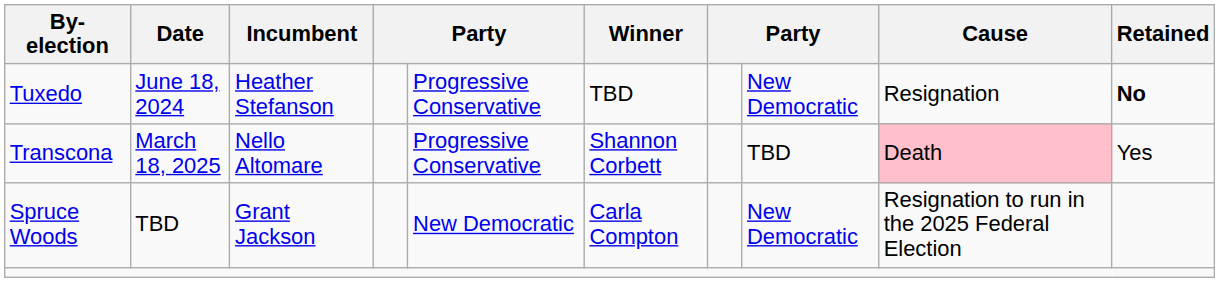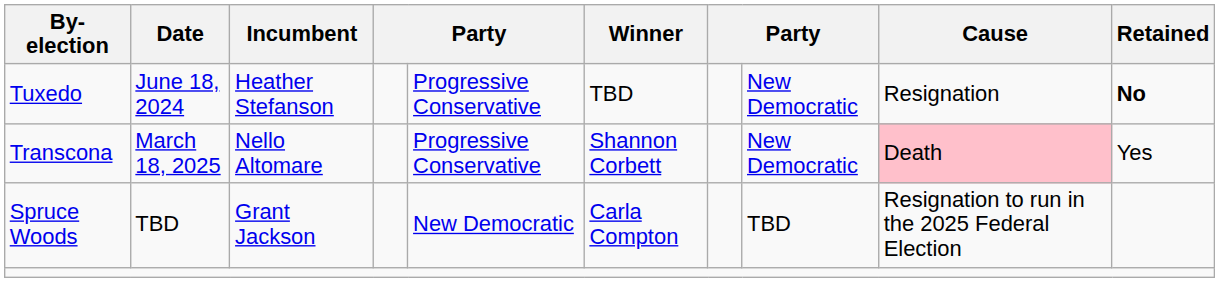(769, 153) TBD -> (802, 153) New Democratic
(802, 224) New Democratic -> (769, 224) TBD
